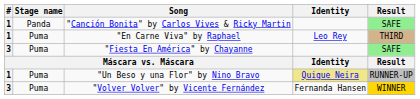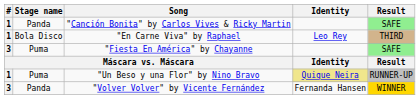(39, 37) Puma -> (39, 37) Bola Disco
(39, 88) Puma -> (39, 88) Panda
